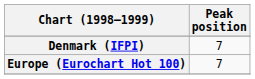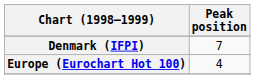(219, 64) 7 -> (219, 64) 4
